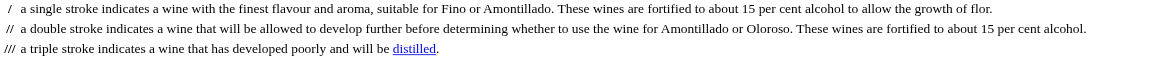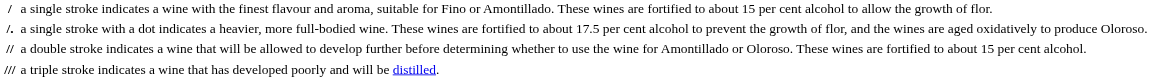+ row: (10, 29)
